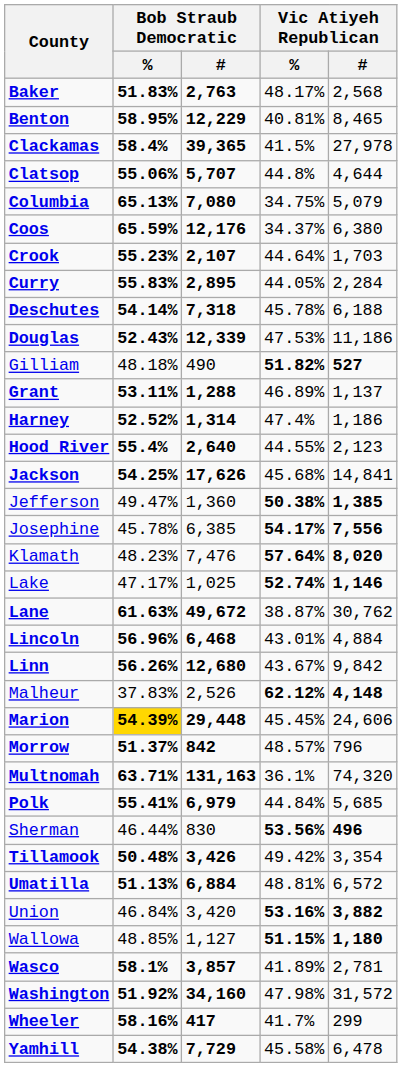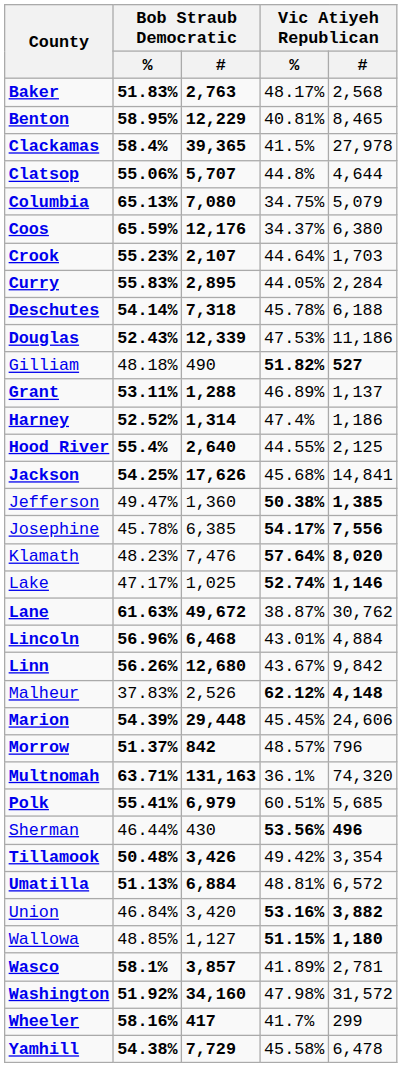(358, 448) 2,123 -> (358, 448) 2,125
(147, 721) gold background -> (147, 721) no background
(294, 803) 44.84% -> (294, 803) 60.51%
(201, 830) 830 -> (201, 830) 430
